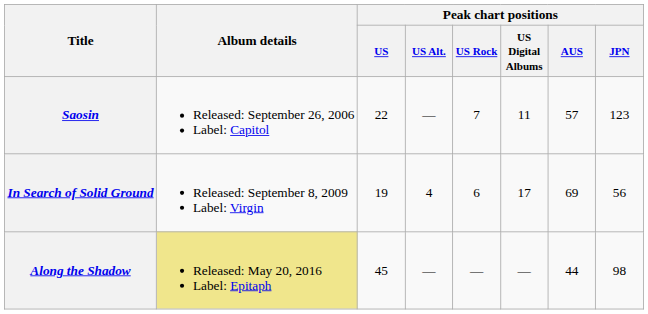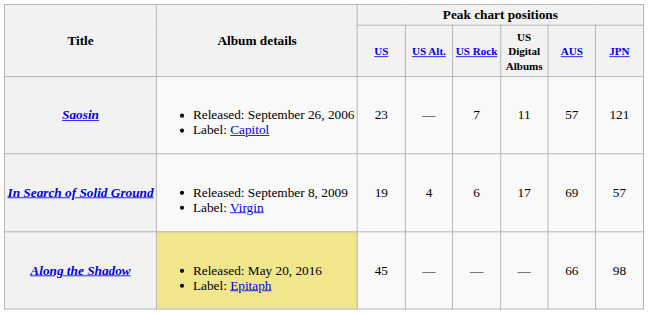(381, 115) 22 -> (381, 115) 23
(619, 115) 123 -> (619, 115) 121
(619, 192) 56 -> (619, 192) 57
(572, 270) 44 -> (572, 270) 66
